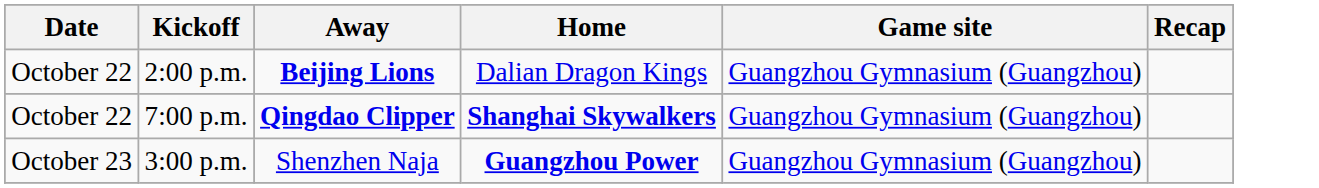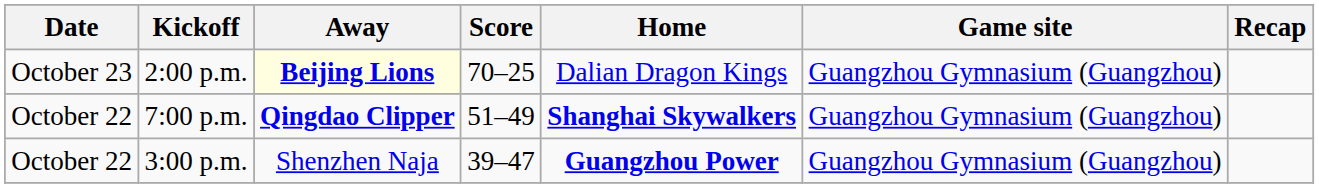+ column: (501, 26)
(72, 71) October 22 -> (72, 71) October 23
(357, 71) no background -> (357, 71) lightyellow background
(72, 160) October 23 -> (72, 160) October 22
